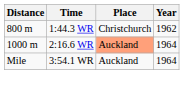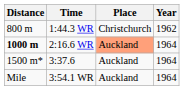(22, 45) normal -> (22, 45) bold
+ row: (62, 61)
